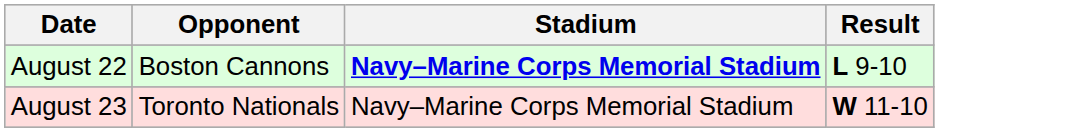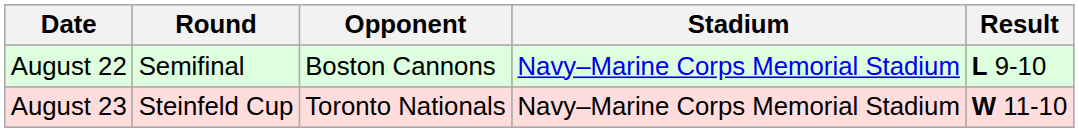+ column: (216, 24)
(586, 65) bold -> (739, 65) normal
